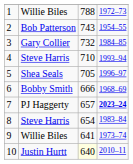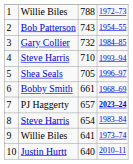(88, 89) 666 -> (88, 89) 661
(88, 151) lightyellow background -> (88, 151) no background
